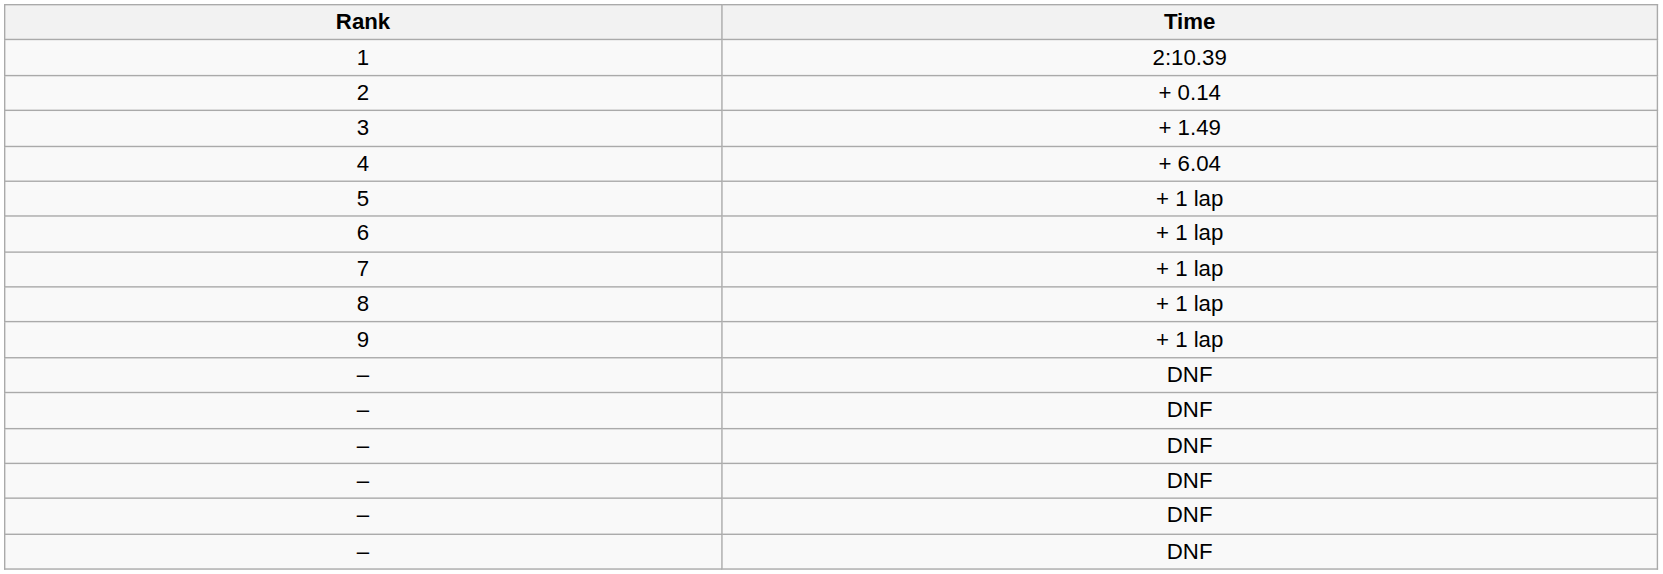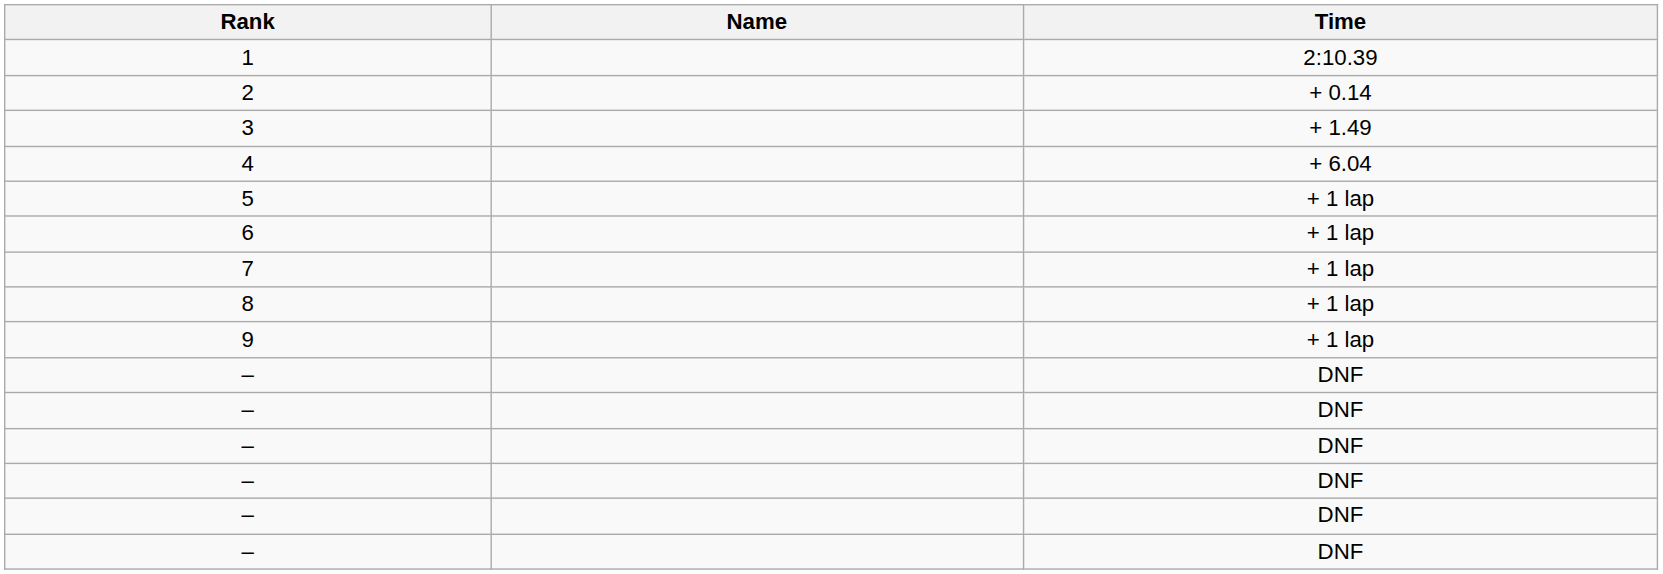+ column: (757, 22)
